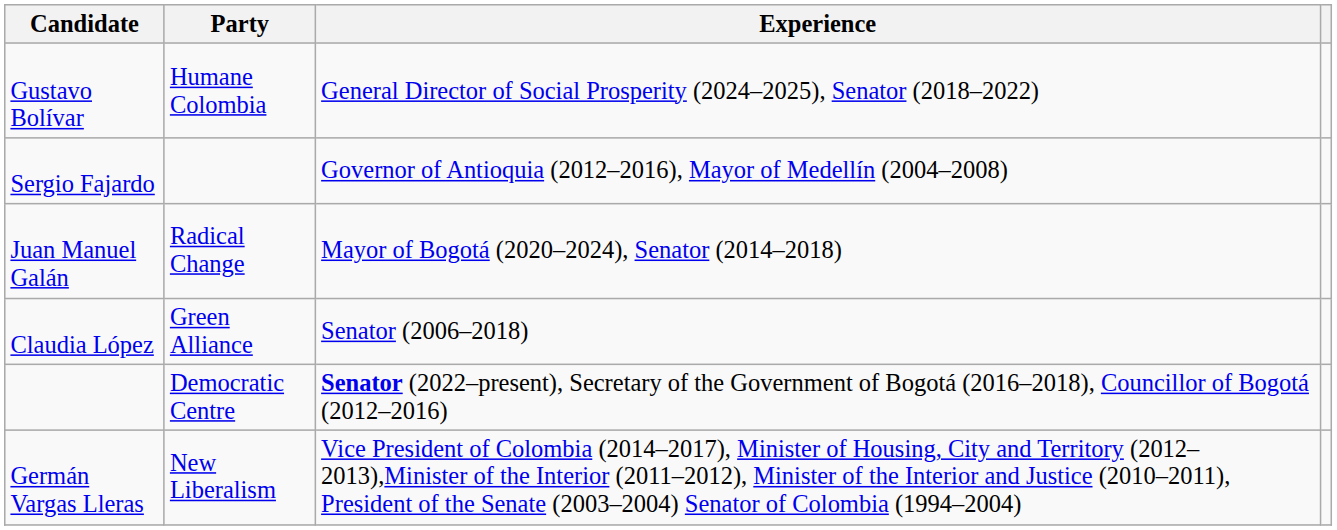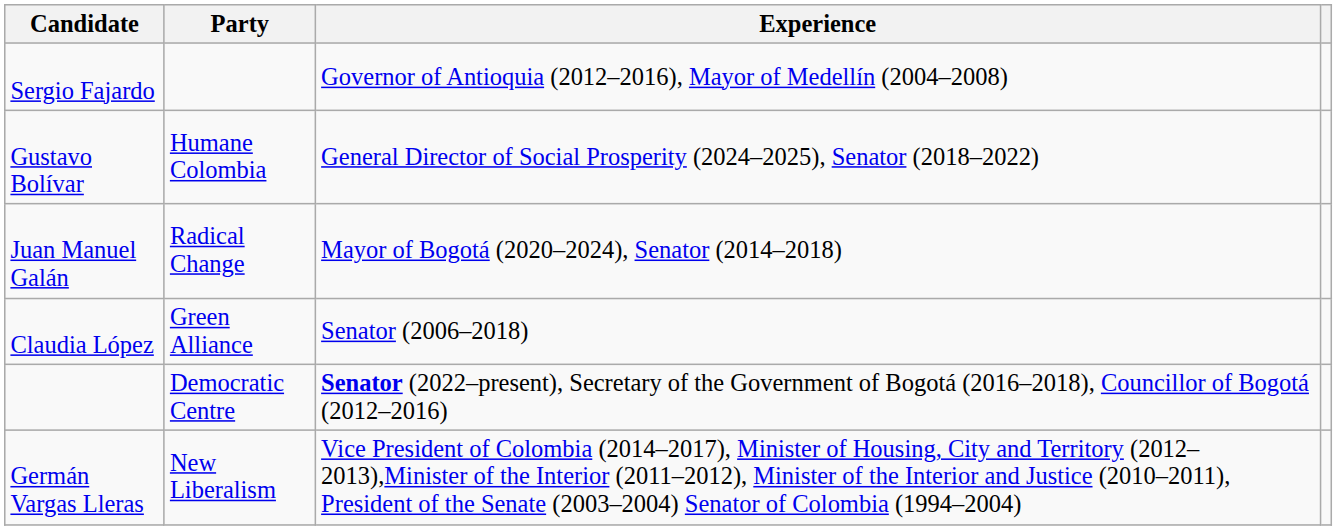rows swapped: (51, 104) <-> (83, 184)
